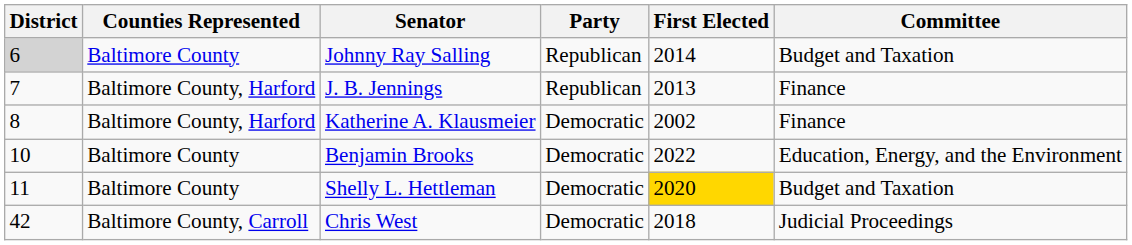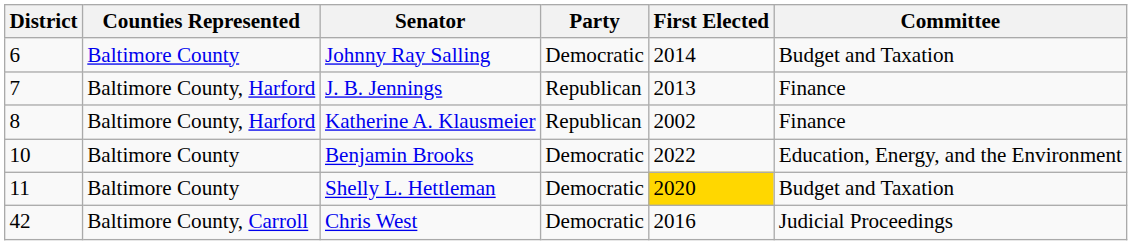(15, 54) lightgrey background -> (15, 54) no background
(593, 54) Republican -> (595, 54) Democratic
(595, 121) Democratic -> (593, 121) Republican
(675, 222) 2018 -> (675, 222) 2016
